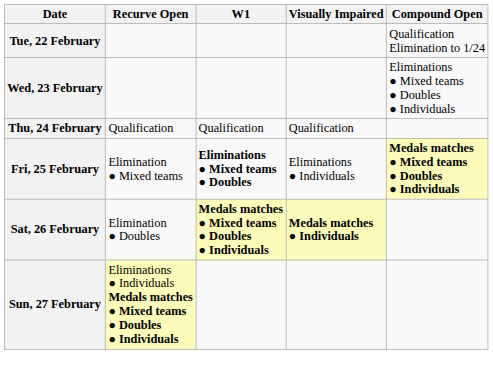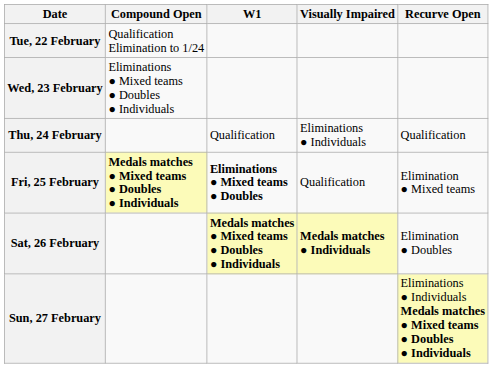columns swapped: (437, 14) <-> (151, 14)
(321, 128) Qualification -> (333, 135) Eliminations ● Individuals
(322, 168) Eliminations ● Individuals -> (333, 182) Qualification
